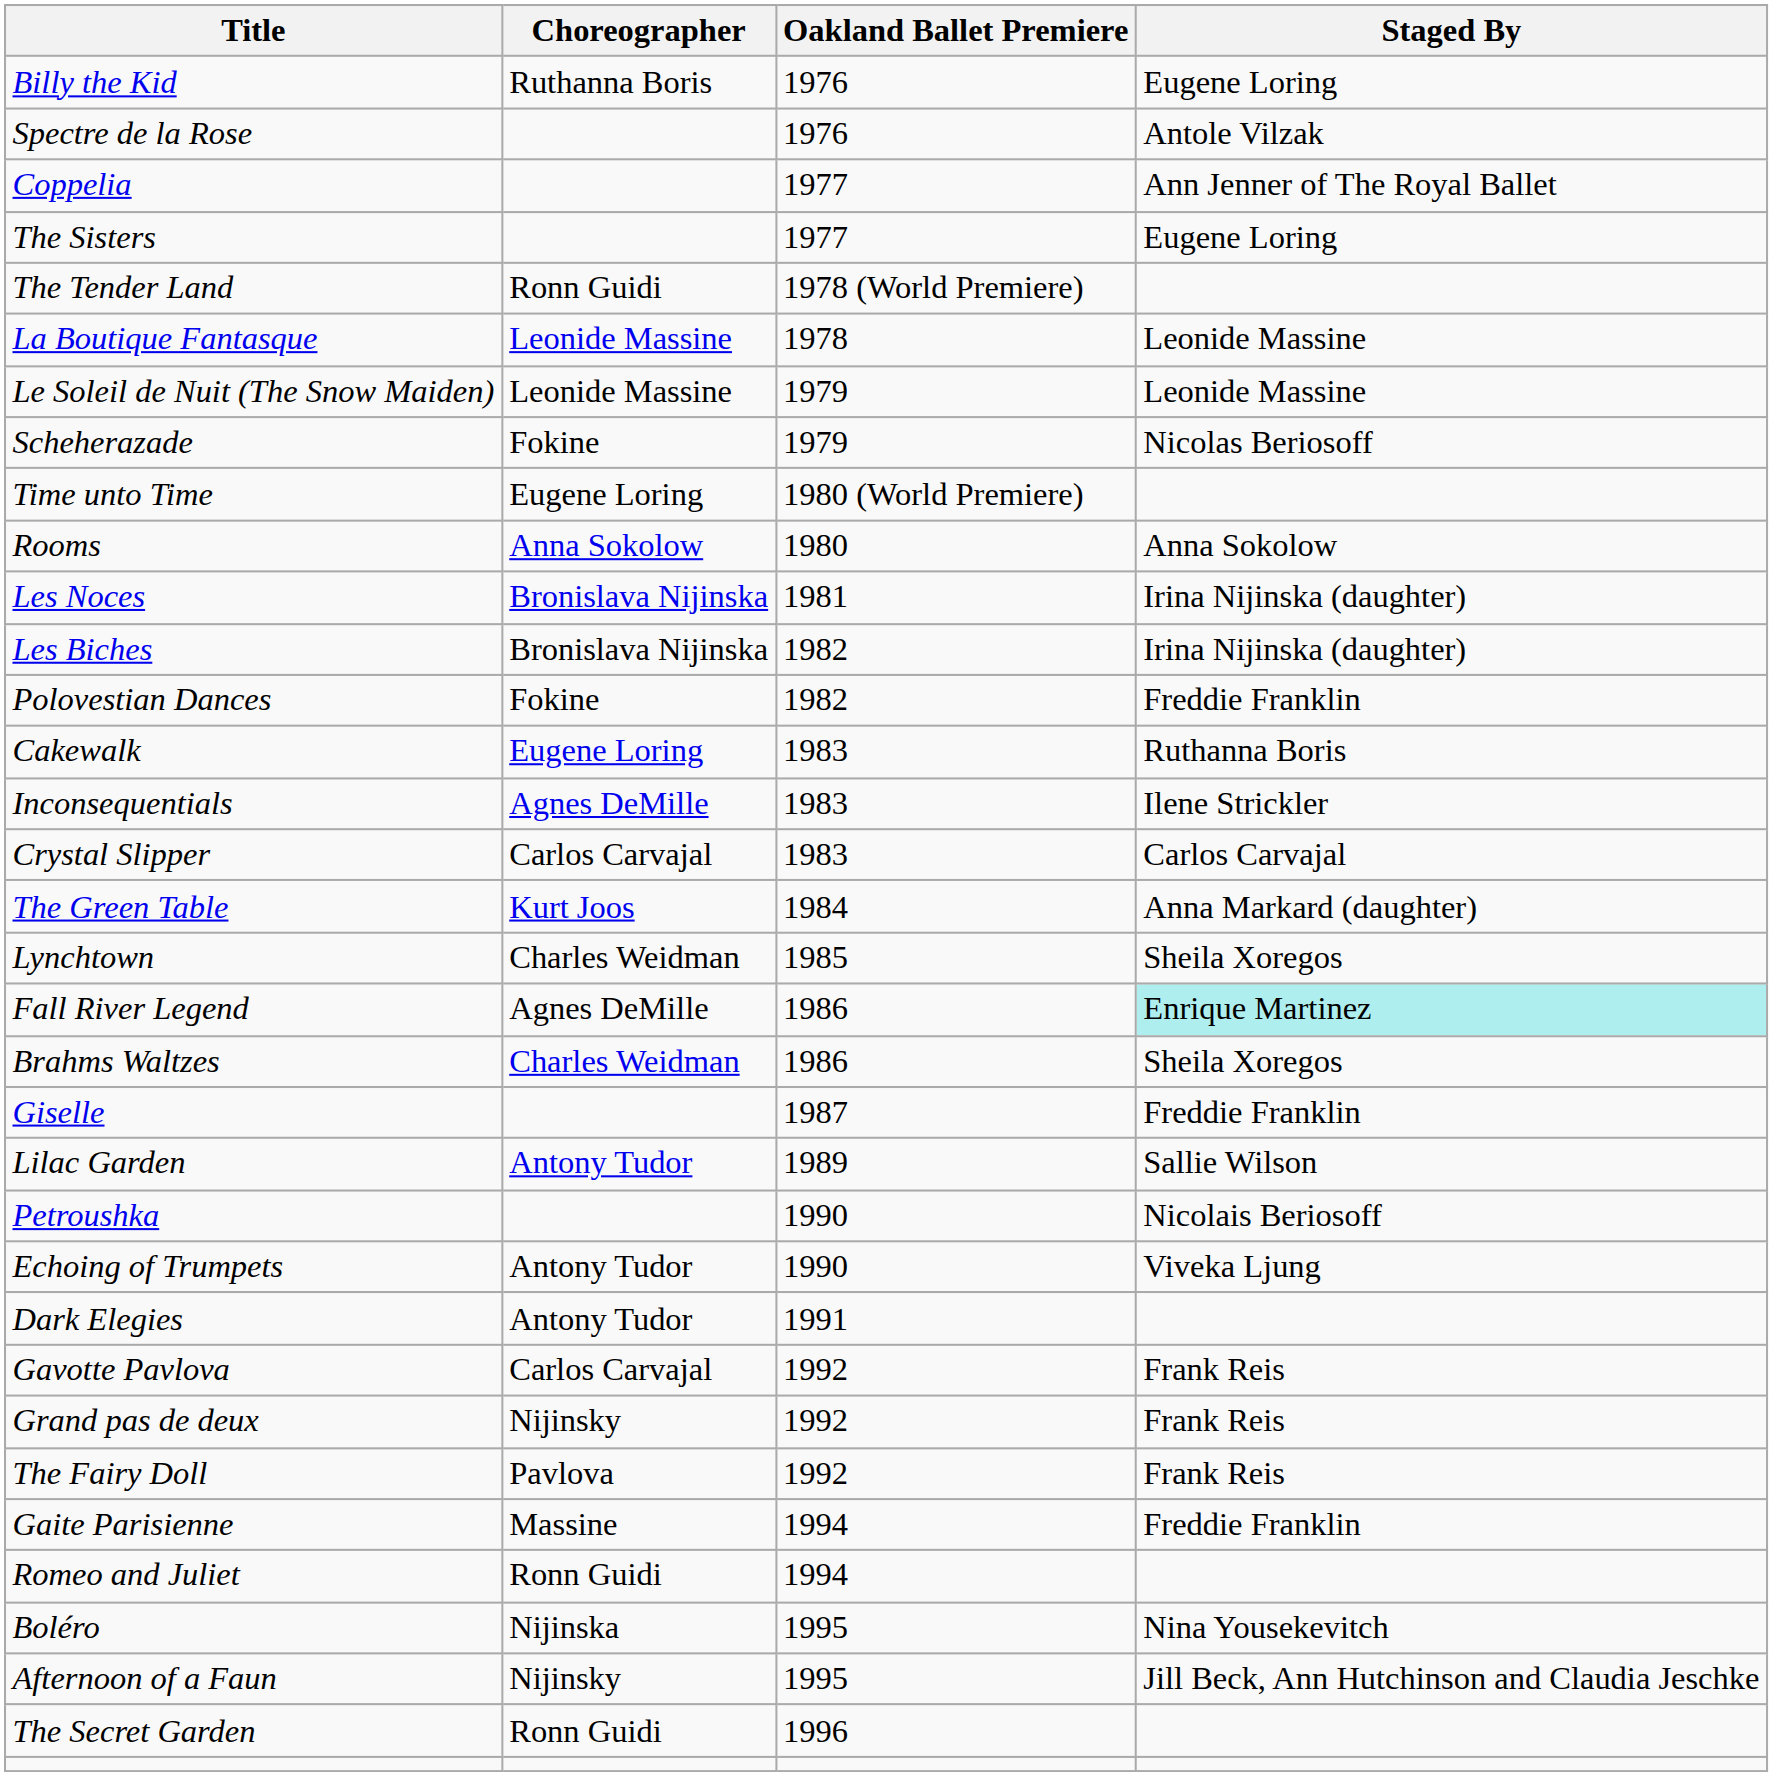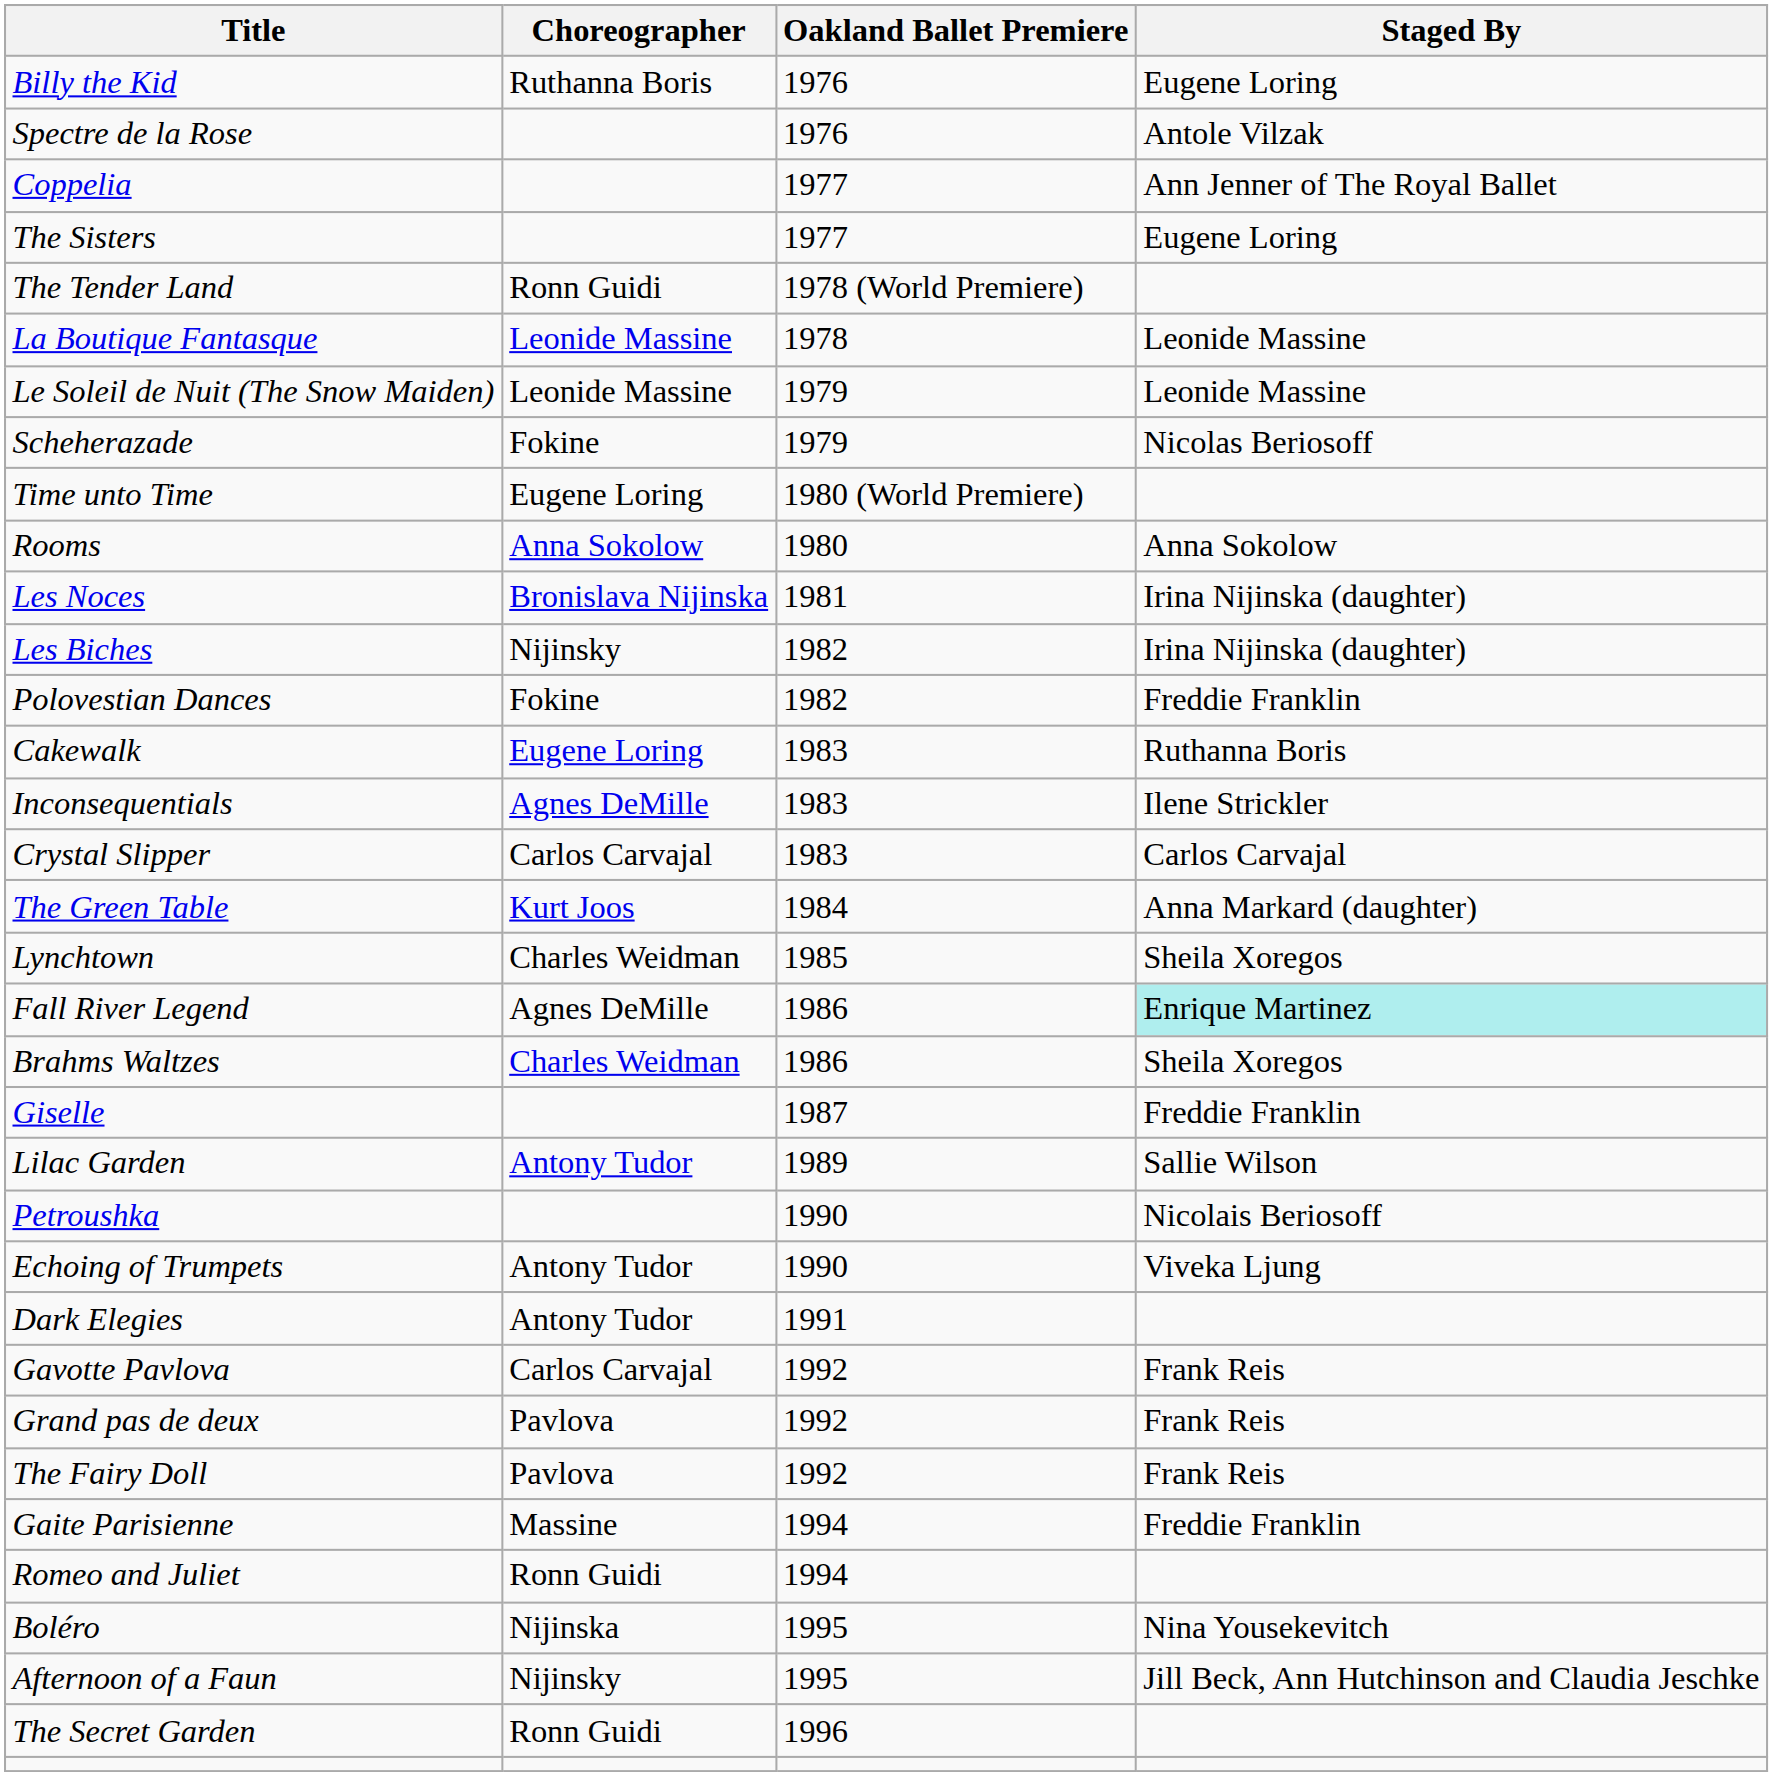(639, 648) Bronislava Nijinska -> (565, 648) Nijinsky
(565, 1421) Nijinsky -> (562, 1421) Pavlova
